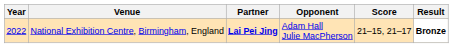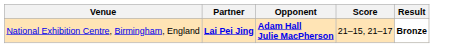- column: (16, 12)
(317, 31) normal -> (296, 31) bold
